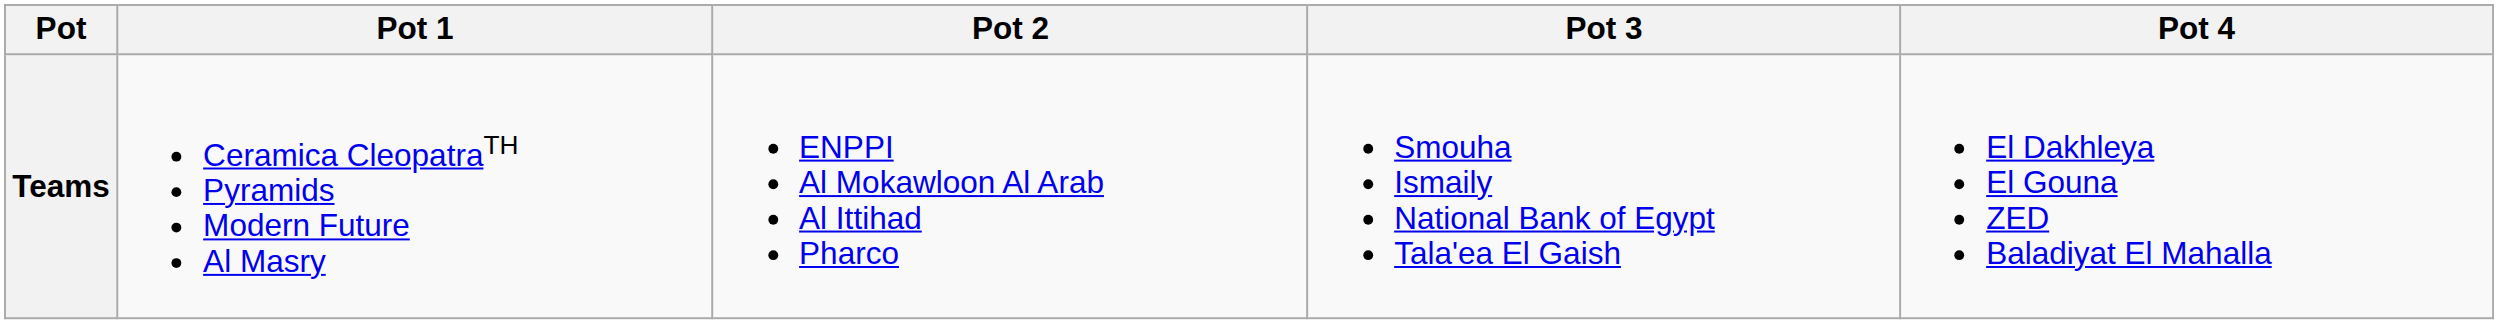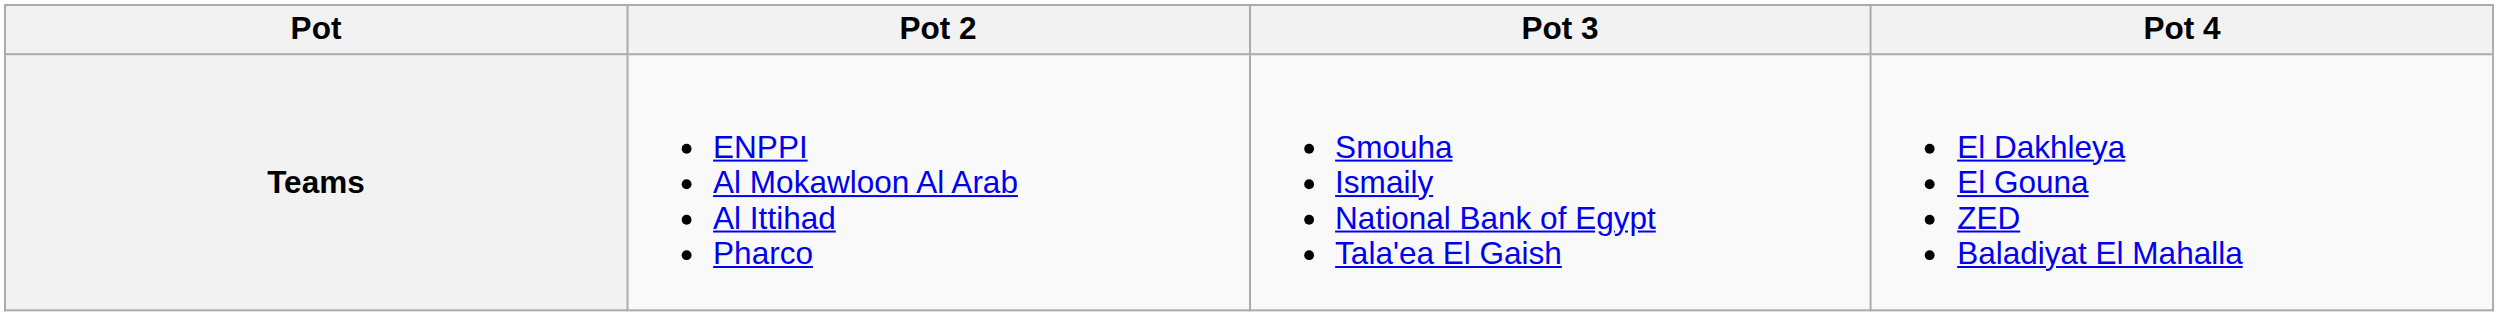- column: (415, 29)
